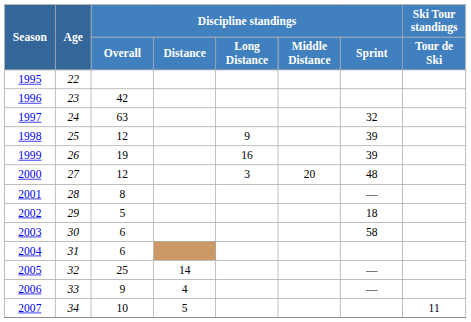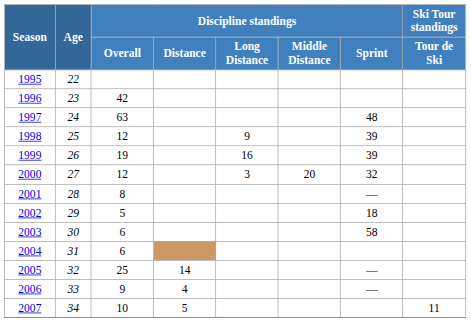(372, 117) 32 -> (372, 117) 48
(372, 174) 48 -> (372, 174) 32
